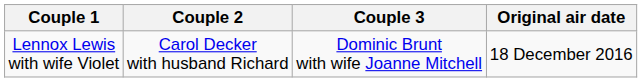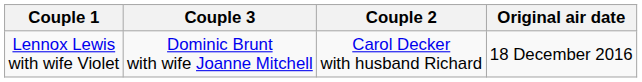columns swapped: (208, 17) <-> (389, 17)
